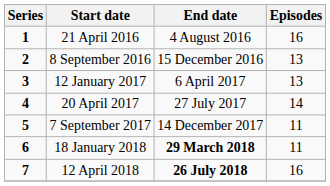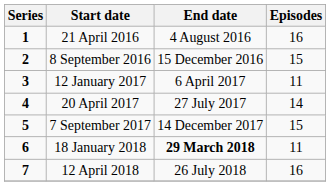(296, 59) 13 -> (296, 59) 15
(296, 81) 13 -> (296, 81) 11
(296, 125) 11 -> (296, 125) 15
(210, 170) bold -> (210, 170) normal
